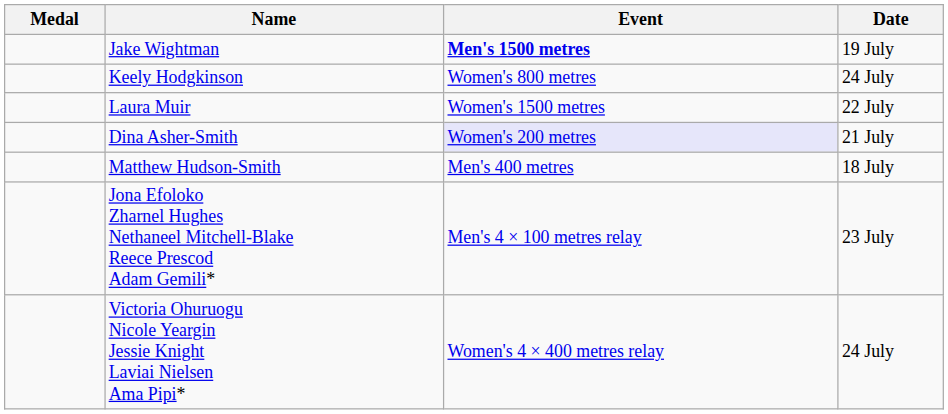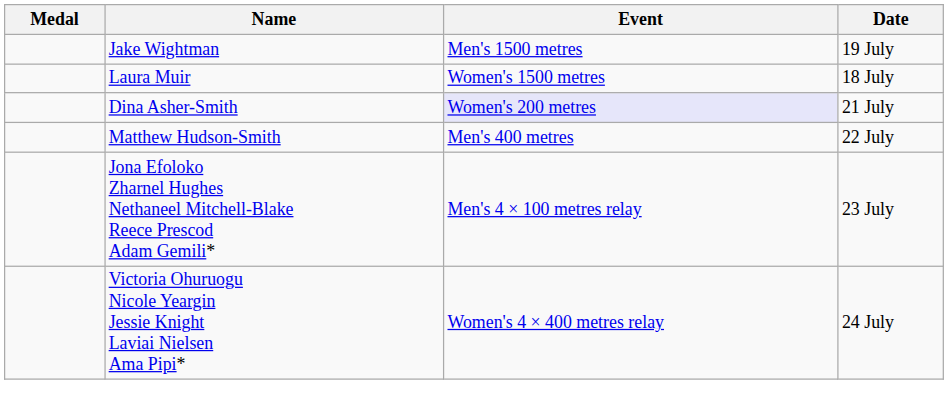(519, 49) bold -> (515, 49) normal
- row: (176, 78)
(868, 107) 22 July -> (868, 78) 18 July
(868, 166) 18 July -> (868, 137) 22 July
